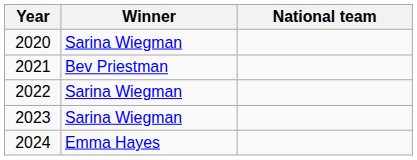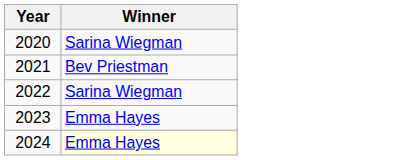- column: (325, 17)
(123, 117) Sarina Wiegman -> (112, 117) Emma Hayes
(112, 142) no background -> (112, 142) lightyellow background
